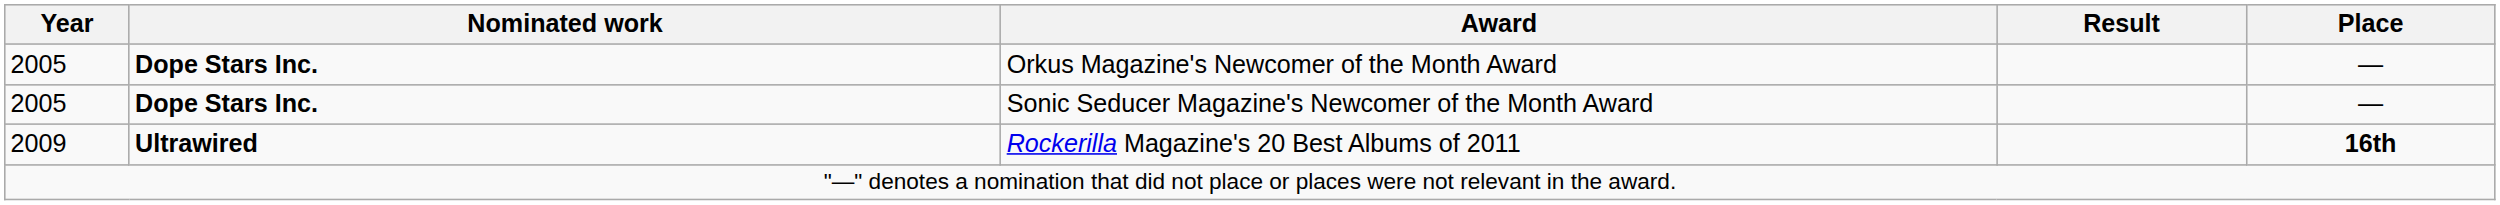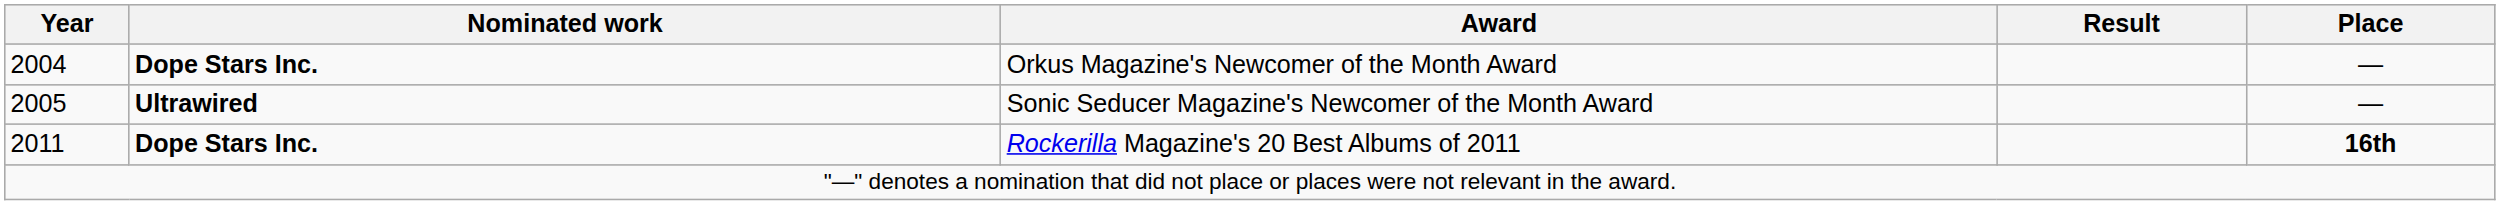(39, 64) 2005 -> (39, 64) 2004
(227, 104) Dope Stars Inc. -> (196, 104) Ultrawired
(39, 143) 2009 -> (38, 143) 2011
(196, 143) Ultrawired -> (227, 143) Dope Stars Inc.
